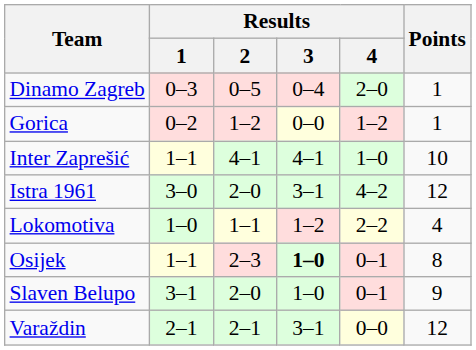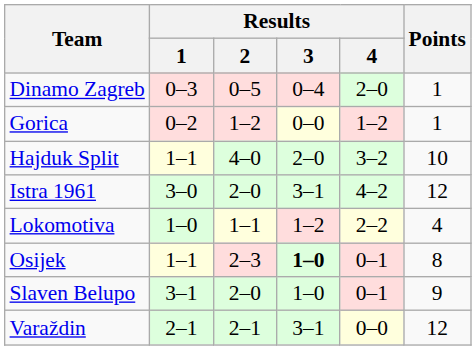+ row: (64, 157)
- row: (69, 157)
